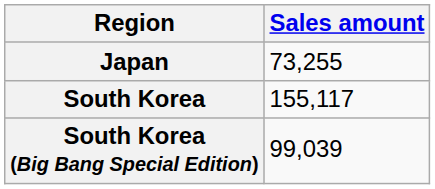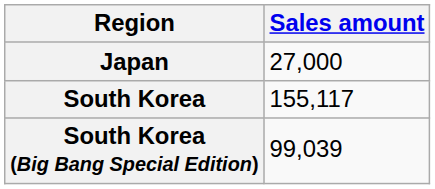(306, 61) 73,255 -> (306, 61) 27,000
